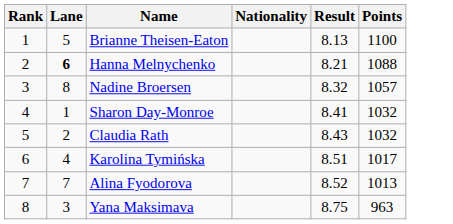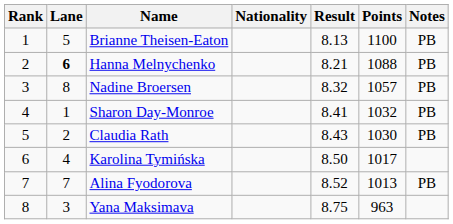+ column: (427, 16)
(382, 135) 1032 -> (382, 135) 1030
(335, 159) 8.51 -> (335, 159) 8.50
